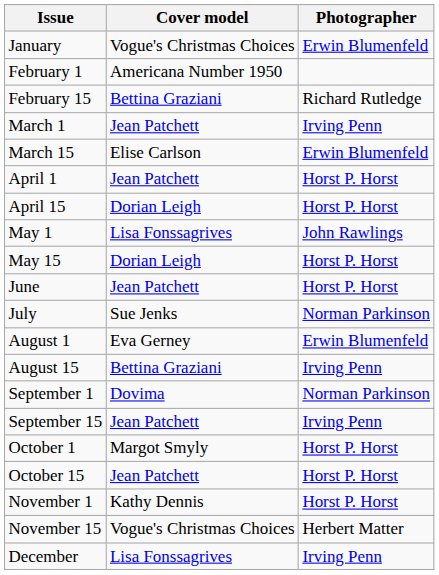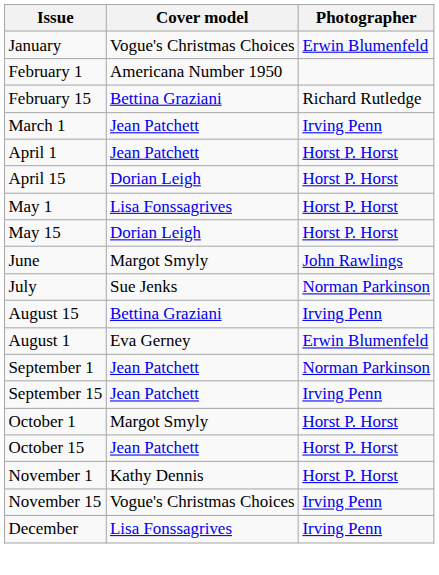- row: (41, 152)
(353, 233) John Rawlings -> (350, 206) Horst P. Horst
(154, 286) Jean Patchett -> (159, 260) Margot Smyly
(350, 286) Horst P. Horst -> (353, 260) John Rawlings
rows swapped: (39, 340) <-> (44, 367)
(137, 394) Dovima -> (154, 367) Jean Patchett
(353, 529) Herbert Matter -> (342, 502) Irving Penn
